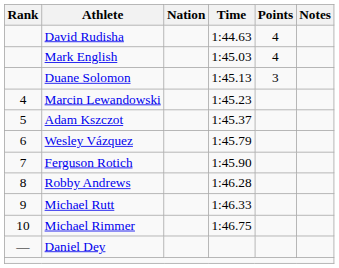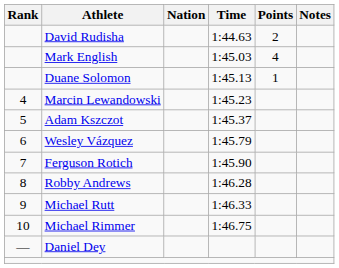(275, 36) 4 -> (275, 36) 2
(275, 78) 3 -> (275, 78) 1
